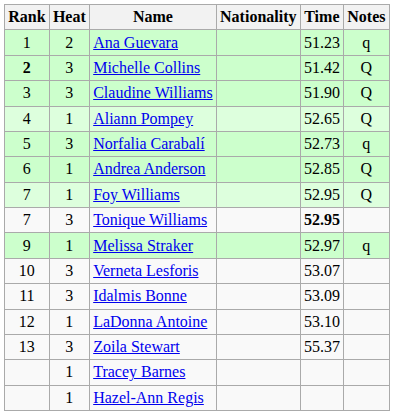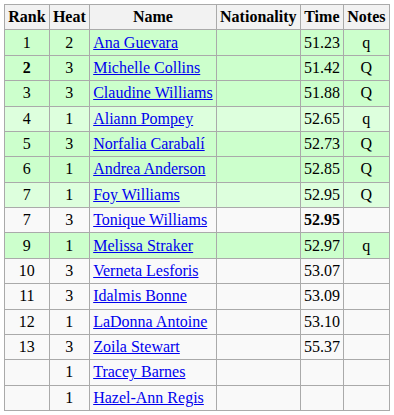(322, 93) 51.90 -> (322, 93) 51.88
(366, 118) Q -> (366, 118) q
(366, 144) q -> (366, 144) Q
